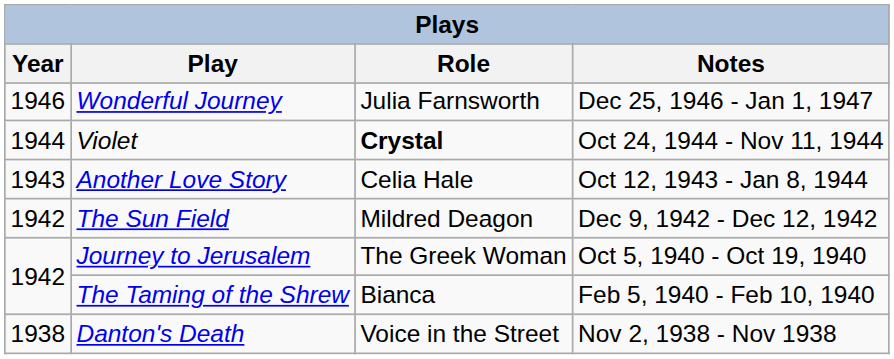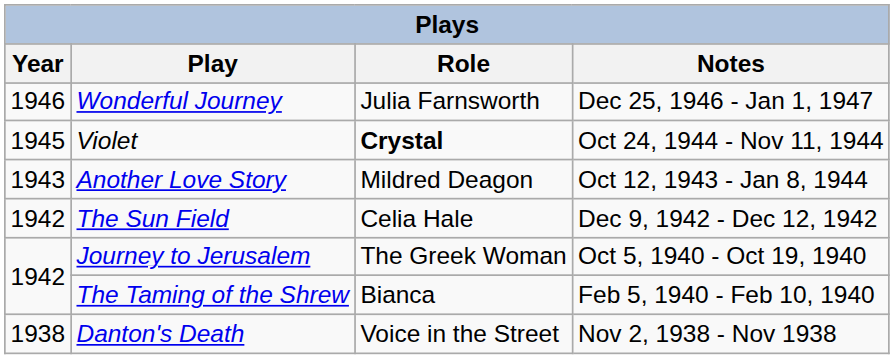(38, 141) 1944 -> (38, 141) 1945
(417, 179) Celia Hale -> (447, 179) Mildred Deagon
(447, 218) Mildred Deagon -> (417, 218) Celia Hale
